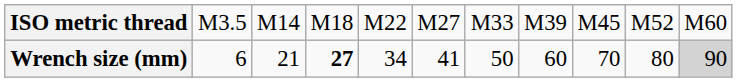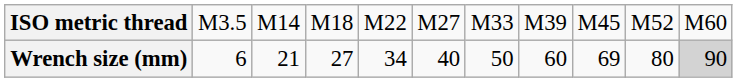(342, 58) bold -> (342, 58) normal
(449, 58) 41 -> (449, 58) 40
(609, 58) 70 -> (609, 58) 69
